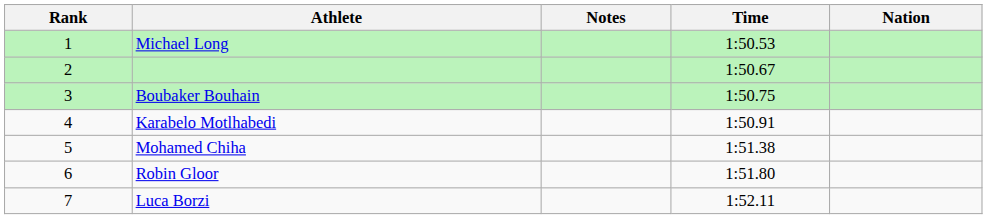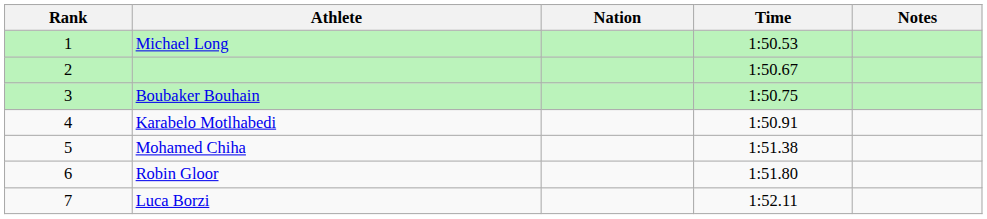columns swapped: (906, 17) <-> (606, 17)
